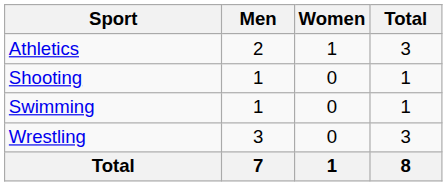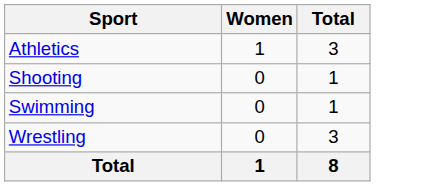- column: (258, 19)
